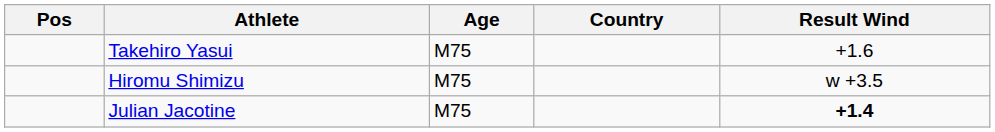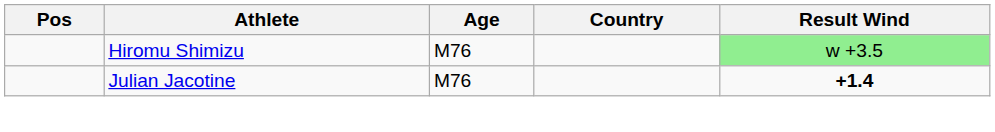- row: (170, 50)
(453, 80) M75 -> (453, 50) M76
(854, 80) no background -> (854, 50) lightgreen background
(453, 111) M75 -> (453, 80) M76
